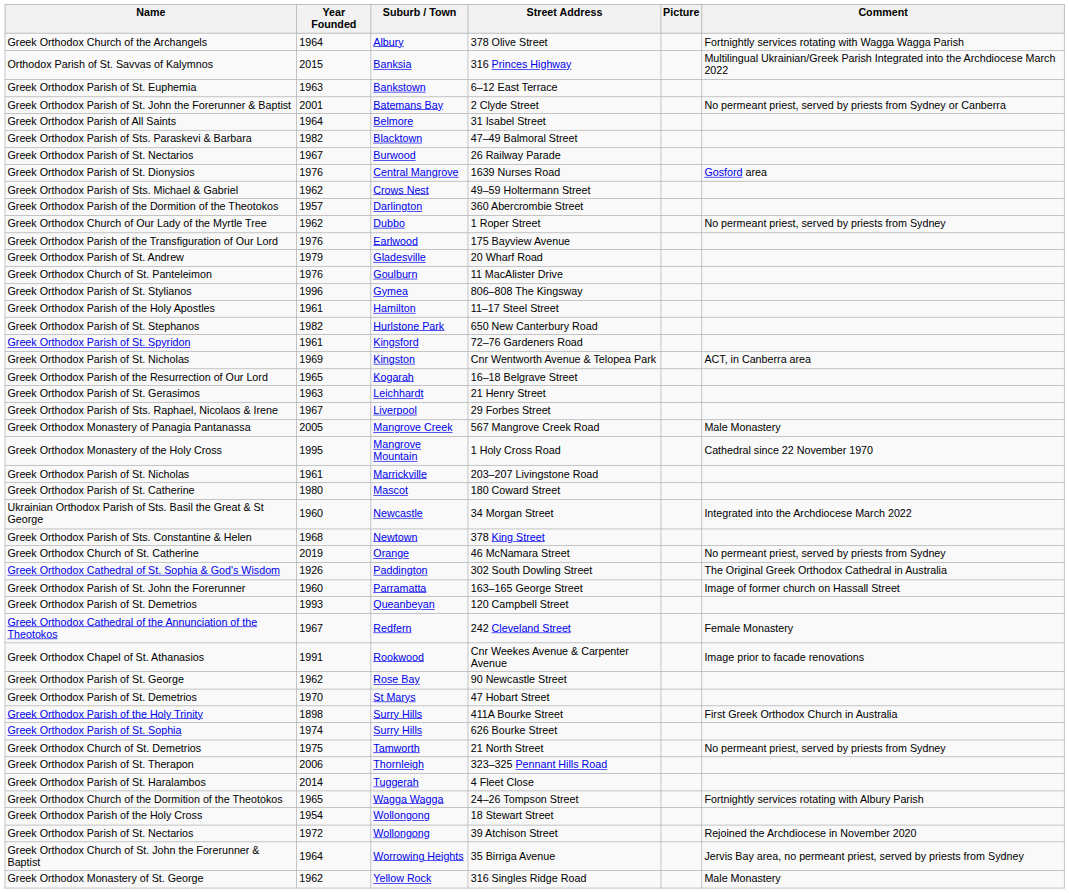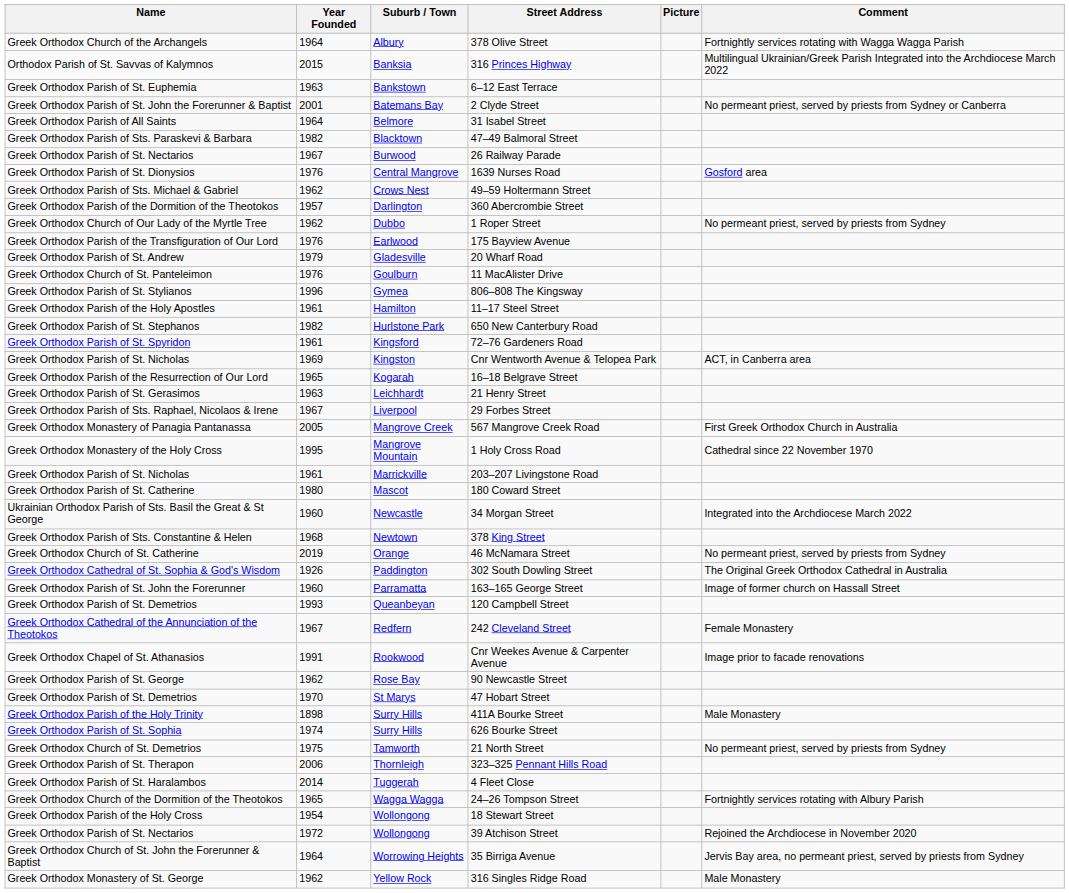(743, 428) Male Monastery -> (801, 428) First Greek Orthodox Church in Australia
(801, 714) First Greek Orthodox Church in Australia -> (743, 714) Male Monastery
